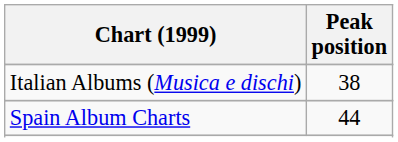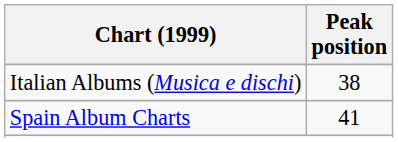(349, 117) 44 -> (349, 117) 41
